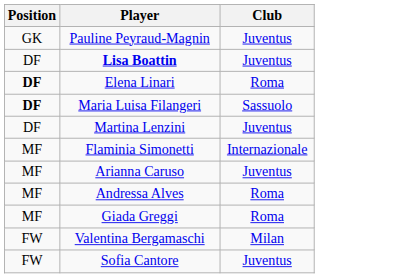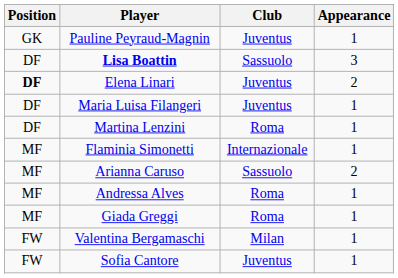+ column: (354, 15)
(267, 60) Juventus -> (267, 60) Sassuolo
(267, 82) Roma -> (267, 82) Juventus
(32, 104) bold -> (32, 104) normal
(267, 104) Sassuolo -> (267, 104) Juventus
(267, 127) Juventus -> (267, 127) Roma
(267, 171) Juventus -> (267, 171) Sassuolo
